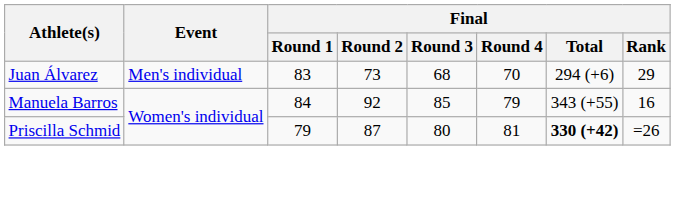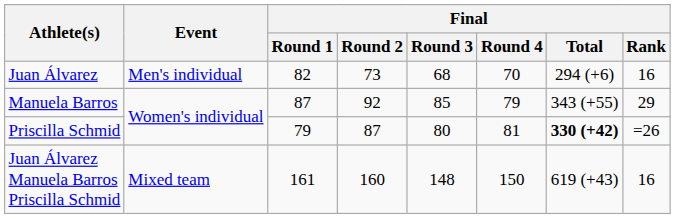(302, 74) 83 -> (302, 74) 82
(646, 74) 29 -> (646, 74) 16
(302, 102) 84 -> (302, 102) 87
(646, 102) 16 -> (646, 102) 29
+ row: (64, 179)
